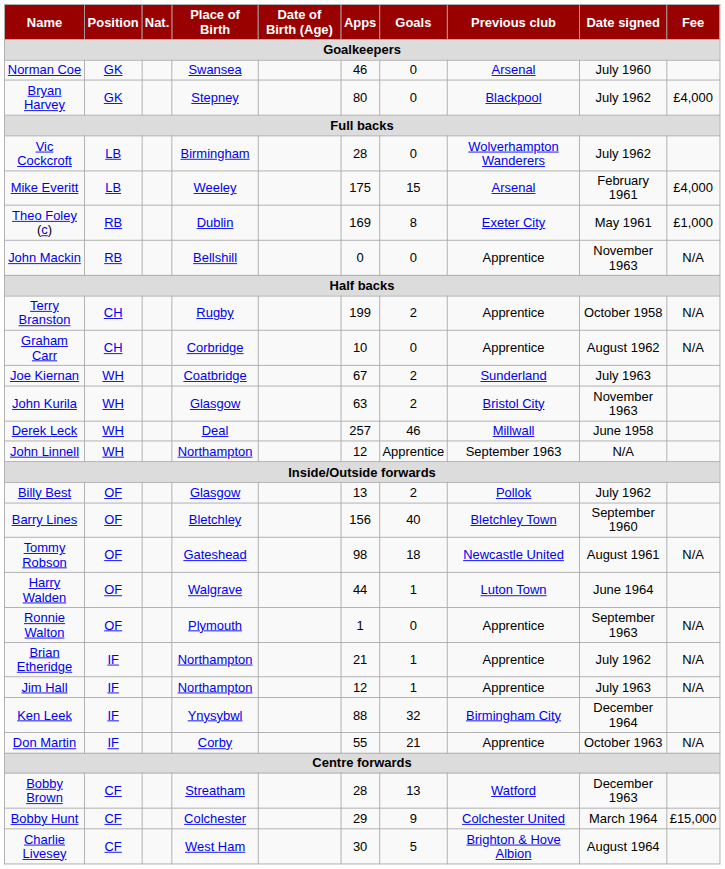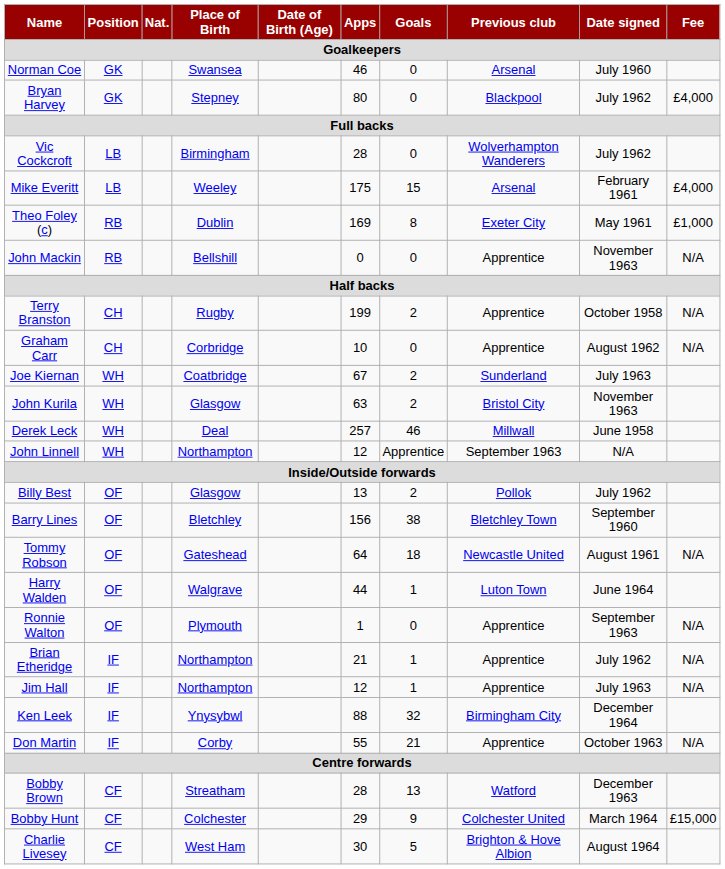(413, 520) 40 -> (413, 520) 38
(360, 555) 98 -> (360, 555) 64
